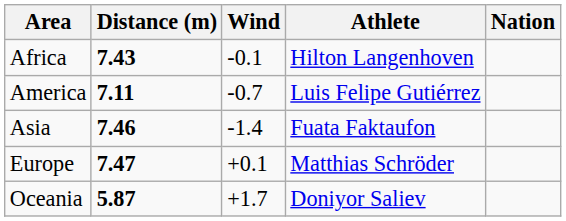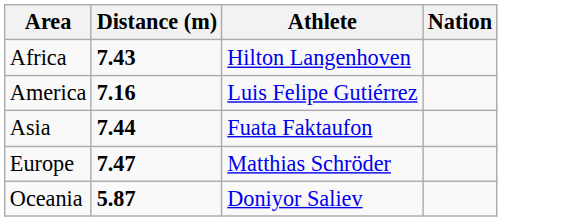- column: (254, 22)
(115, 92) 7.11 -> (116, 92) 7.16
(116, 127) 7.46 -> (116, 127) 7.44
